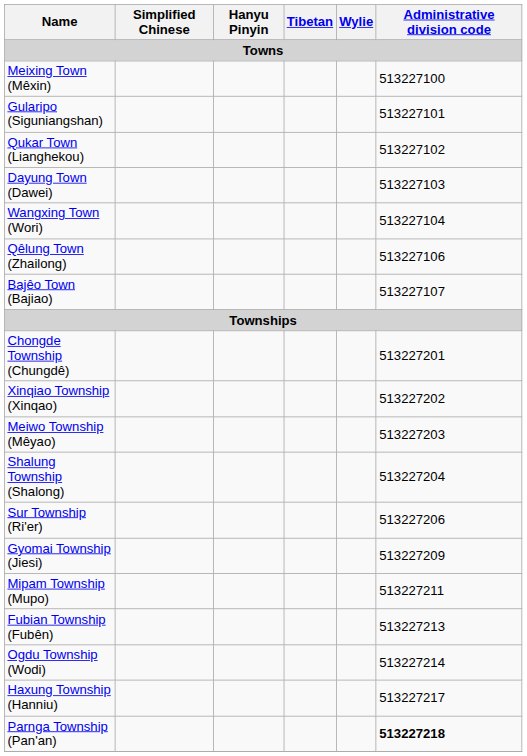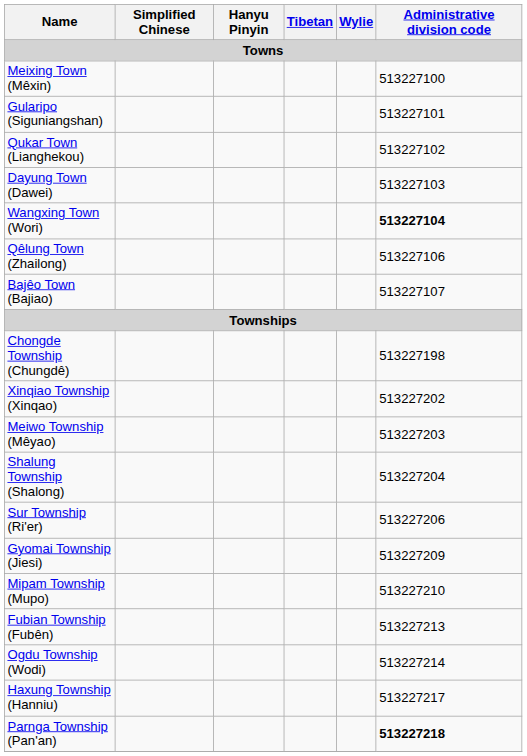(412, 220) normal -> (412, 220) bold
(412, 355) 513227201 -> (412, 355) 513227198
(412, 591) 513227211 -> (412, 591) 513227210
